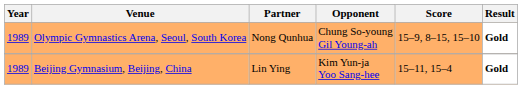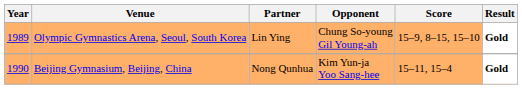(282, 38) Nong Qunhua -> (271, 38) Lin Ying
(18, 69) 1989 -> (18, 69) 1990
(271, 69) Lin Ying -> (282, 69) Nong Qunhua
